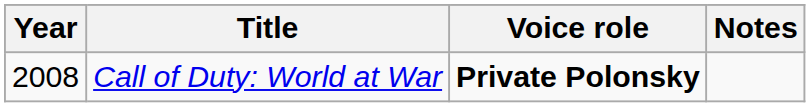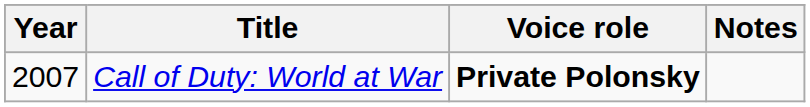(46, 76) 2008 -> (46, 76) 2007
